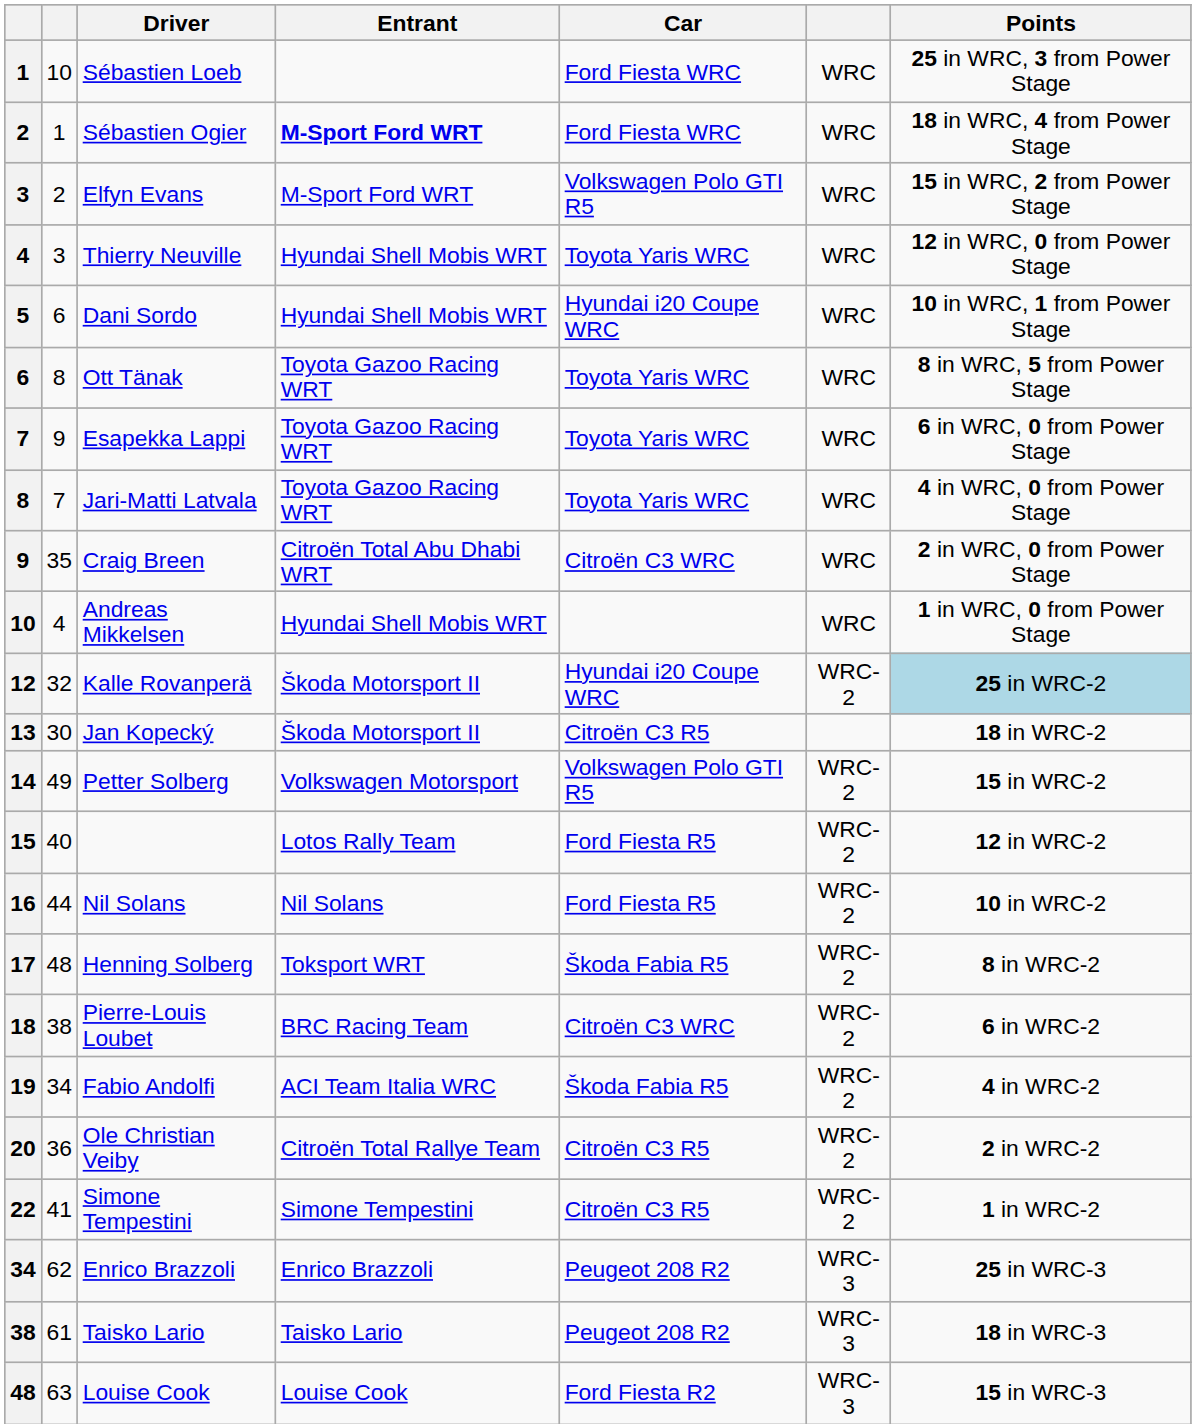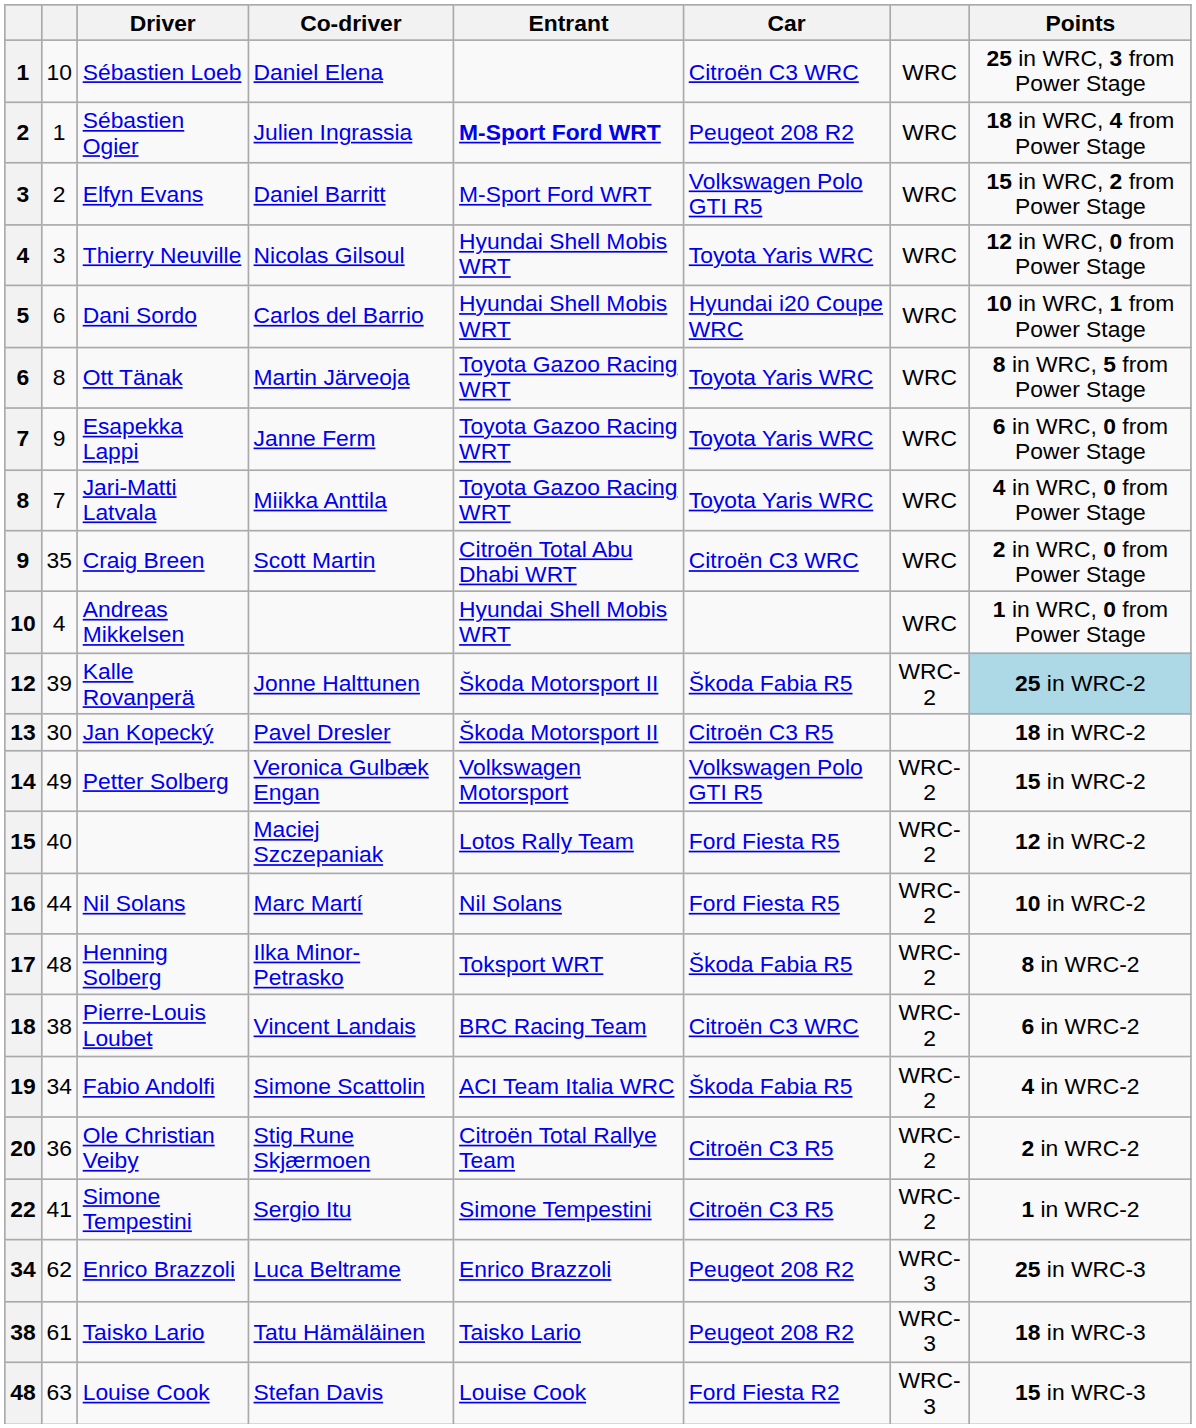+ column: (351, 22)
(653, 71) Ford Fiesta WRC -> (774, 71) Citroën C3 WRC
(653, 132) Ford Fiesta WRC -> (771, 132) Peugeot 208 R2
(59, 683) 32 -> (59, 683) 39
(662, 683) Hyundai i20 Coupe WRC -> (771, 683) Škoda Fabia R5
